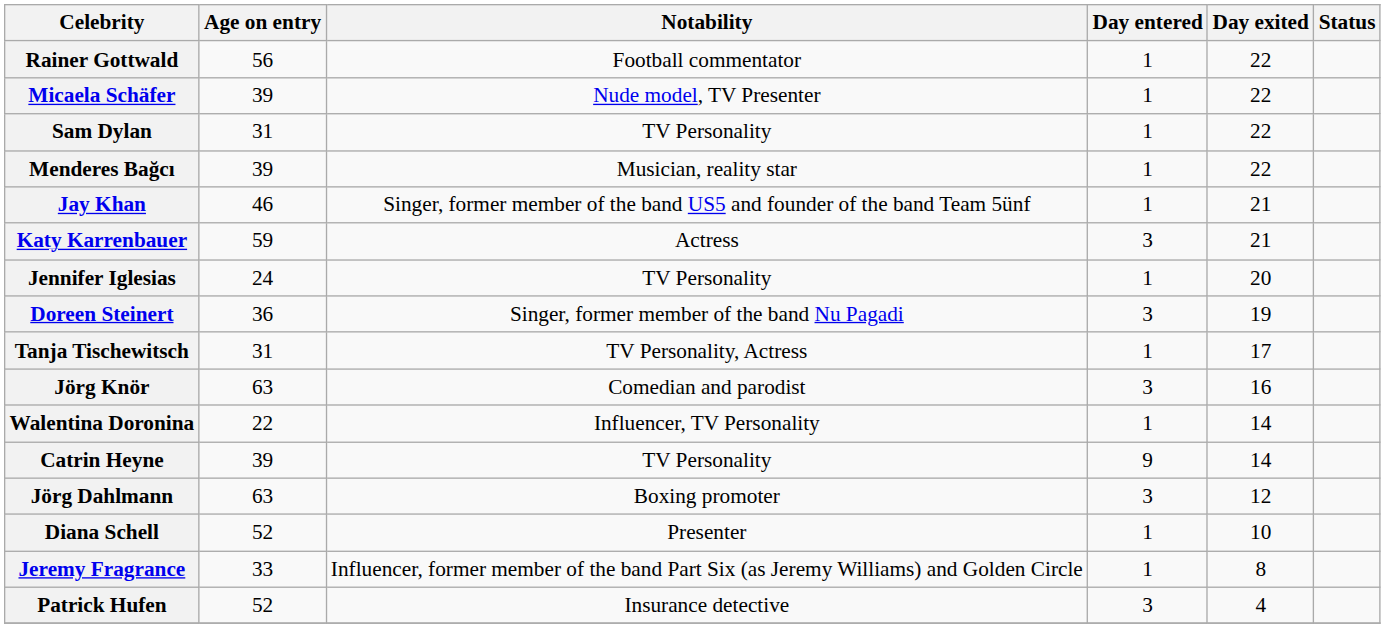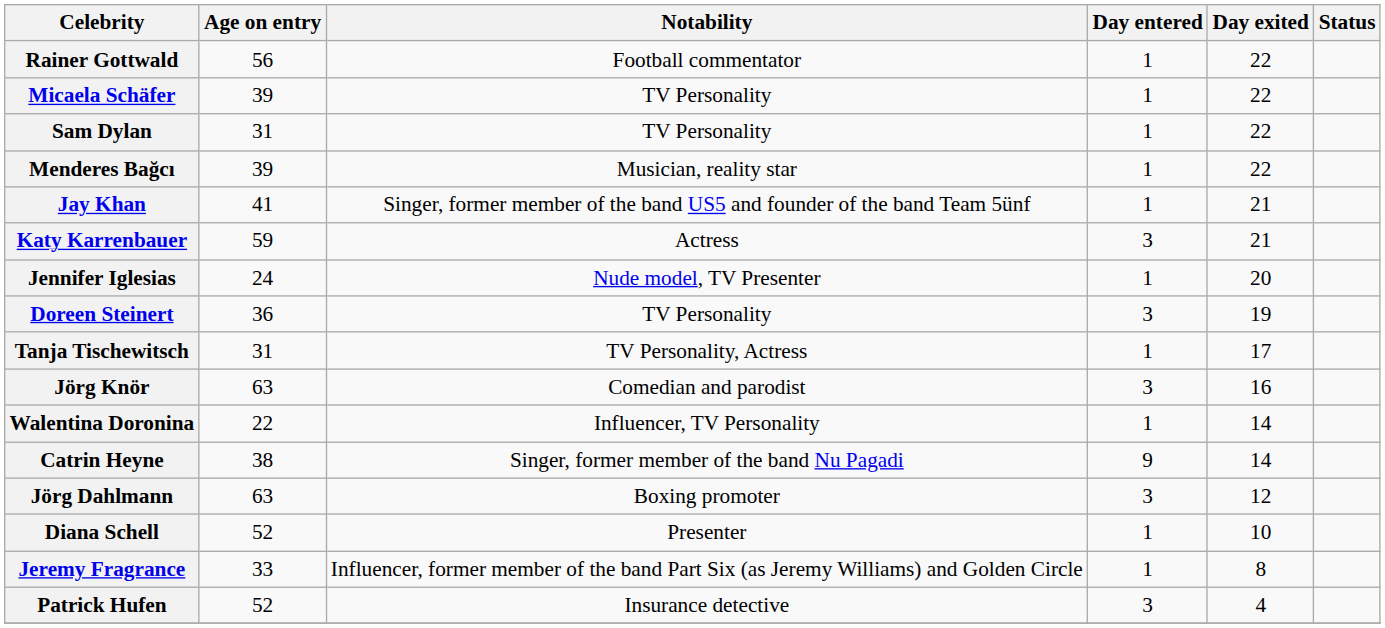(707, 95) Nude model, TV Presenter -> (707, 95) TV Personality
(263, 204) 46 -> (263, 204) 41
(707, 277) TV Personality -> (707, 277) Nude model, TV Presenter
(707, 313) Singer, former member of the band Nu Pagadi -> (707, 313) TV Personality
(263, 459) 39 -> (263, 459) 38
(707, 459) TV Personality -> (707, 459) Singer, former member of the band Nu Pagadi
